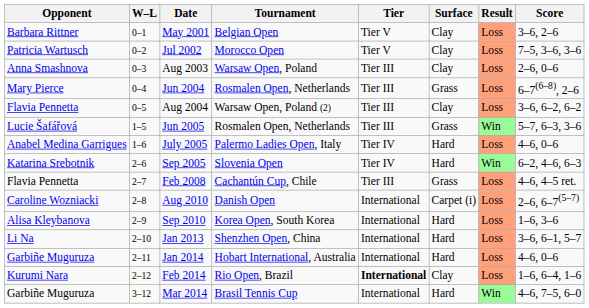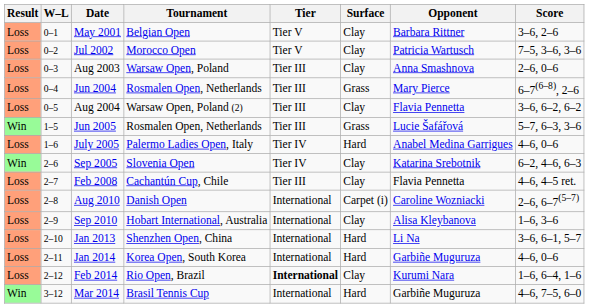columns swapped: (497, 13) <-> (67, 13)
(443, 162) Hard -> (354, 162) Clay
(445, 181) Grass -> (354, 181) Clay
(274, 220) Korea Open, South Korea -> (197, 220) Hobart International, Australia
(443, 220) Hard -> (354, 220) Clay
(285, 257) Hobart International, Australia -> (186, 257) Korea Open, South Korea
